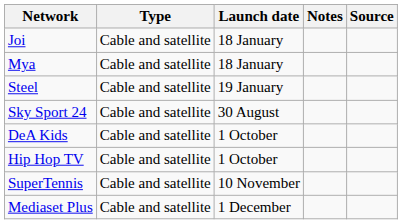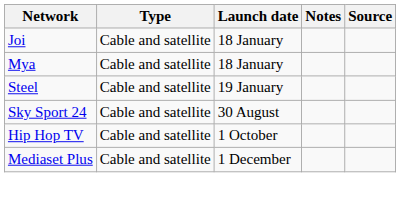- row: (38, 135)
- row: (45, 183)
